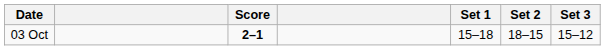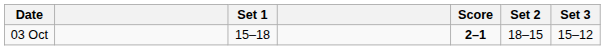columns swapped: (252, 15) <-> (476, 15)
